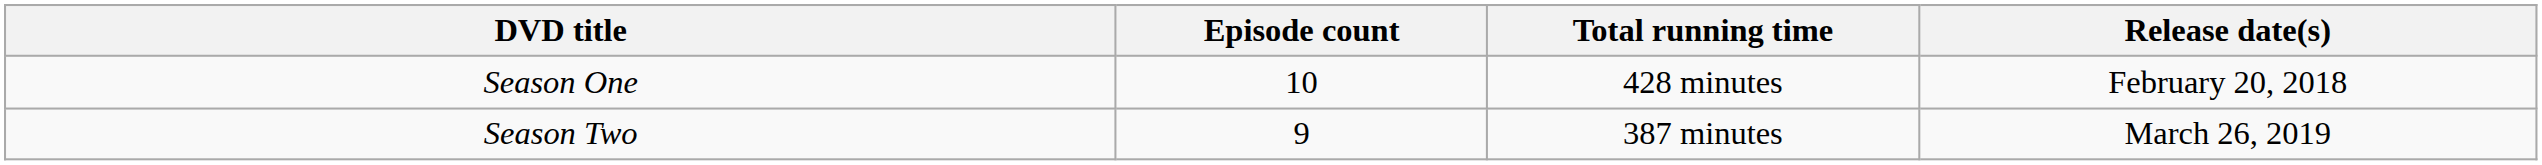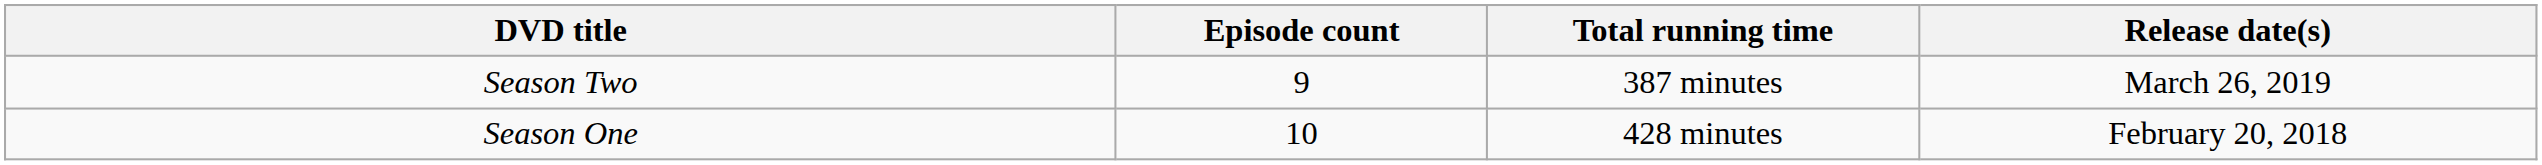rows swapped: (561, 81) <-> (561, 133)
